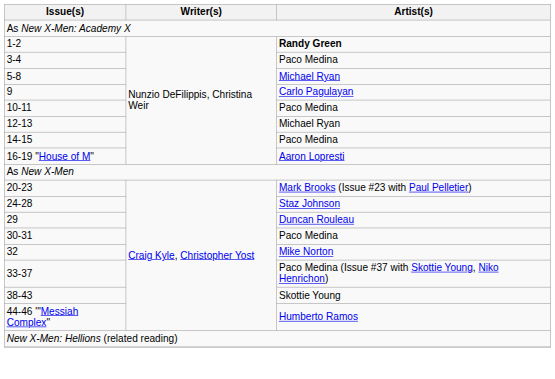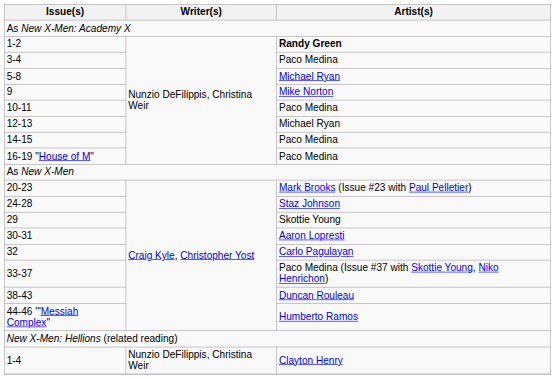(316, 92) Carlo Pagulayan -> (306, 92) Mike Norton
(312, 156) Aaron Lopresti -> (308, 156) Paco Medina
(316, 220) Duncan Rouleau -> (310, 220) Skottie Young
(308, 236) Paco Medina -> (312, 236) Aaron Lopresti
(306, 252) Mike Norton -> (316, 252) Carlo Pagulayan
(310, 295) Skottie Young -> (316, 295) Duncan Rouleau
+ row: (14, 360)
